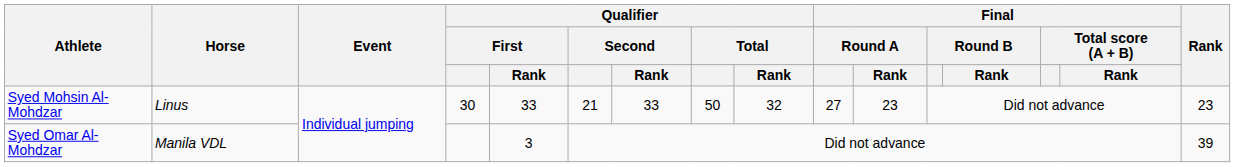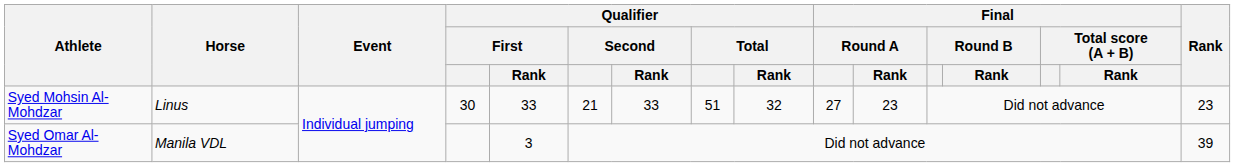(713, 105) 50 -> (713, 105) 51
